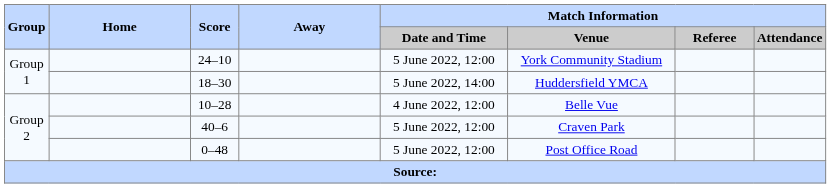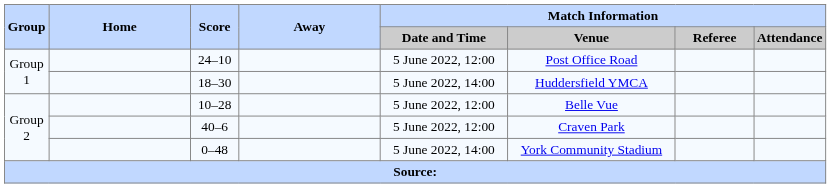(591, 60) York Community Stadium -> (591, 60) Post Office Road
(444, 104) 4 June 2022, 12:00 -> (444, 104) 5 June 2022, 12:00
(444, 149) 5 June 2022, 12:00 -> (444, 149) 5 June 2022, 14:00
(591, 149) Post Office Road -> (591, 149) York Community Stadium
